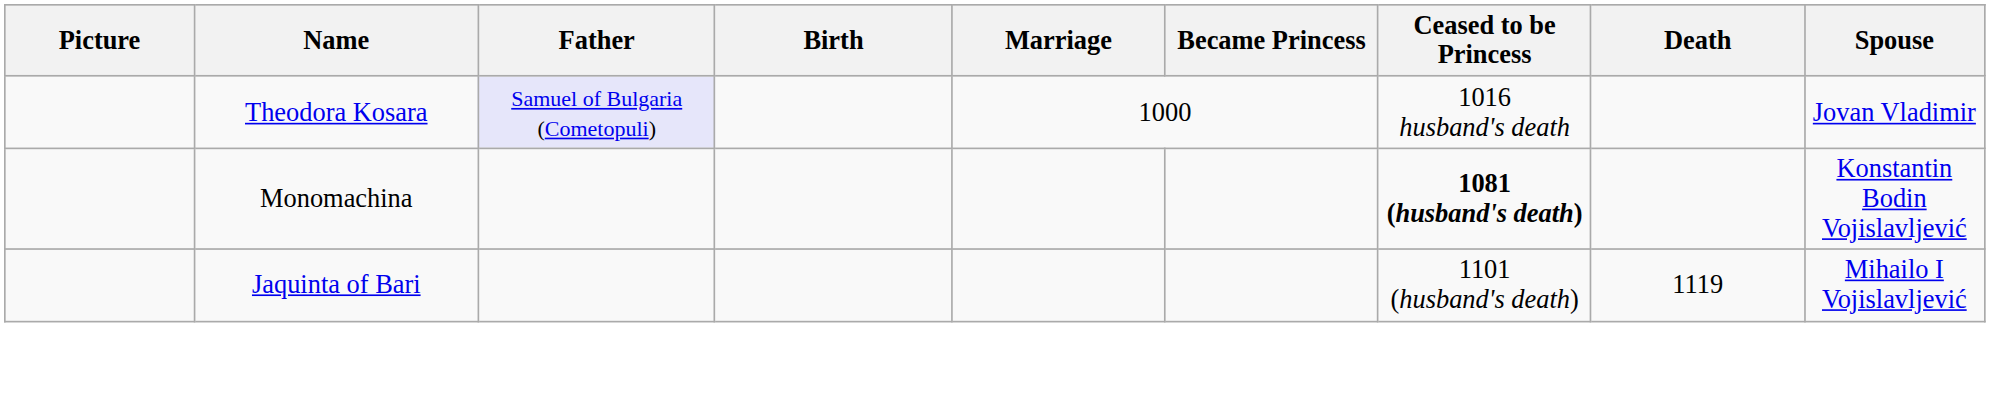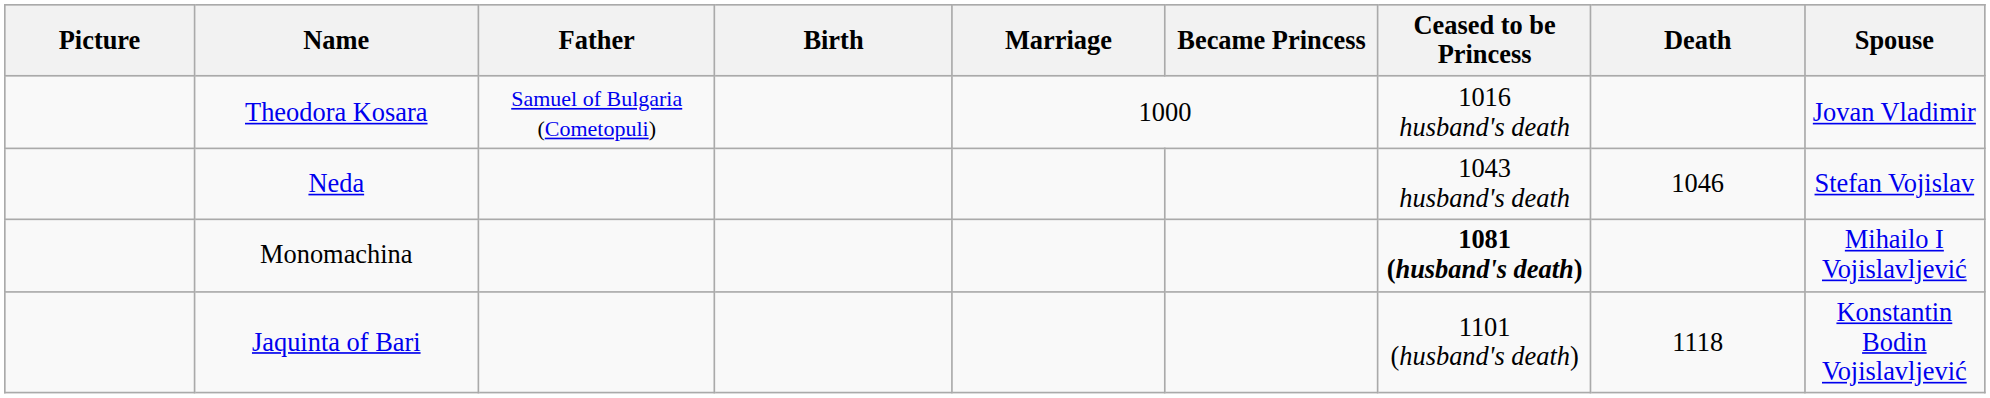(597, 113) lavender background -> (597, 113) no background
+ row: (336, 183)
(1894, 198) Konstantin Bodin Vojislavljević -> (1894, 254) Mihailo I Vojislavljević
(1698, 284) 1119 -> (1698, 341) 1118
(1894, 284) Mihailo I Vojislavljević -> (1894, 341) Konstantin Bodin Vojislavljević
